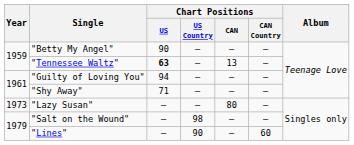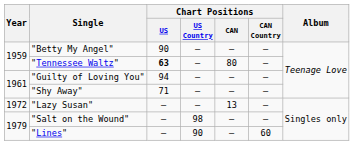(232, 63) 13 -> (232, 63) 80
(17, 105) 1973 -> (17, 105) 1972
(232, 105) 80 -> (232, 105) 13
